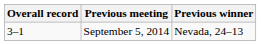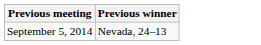- column: (43, 13)
